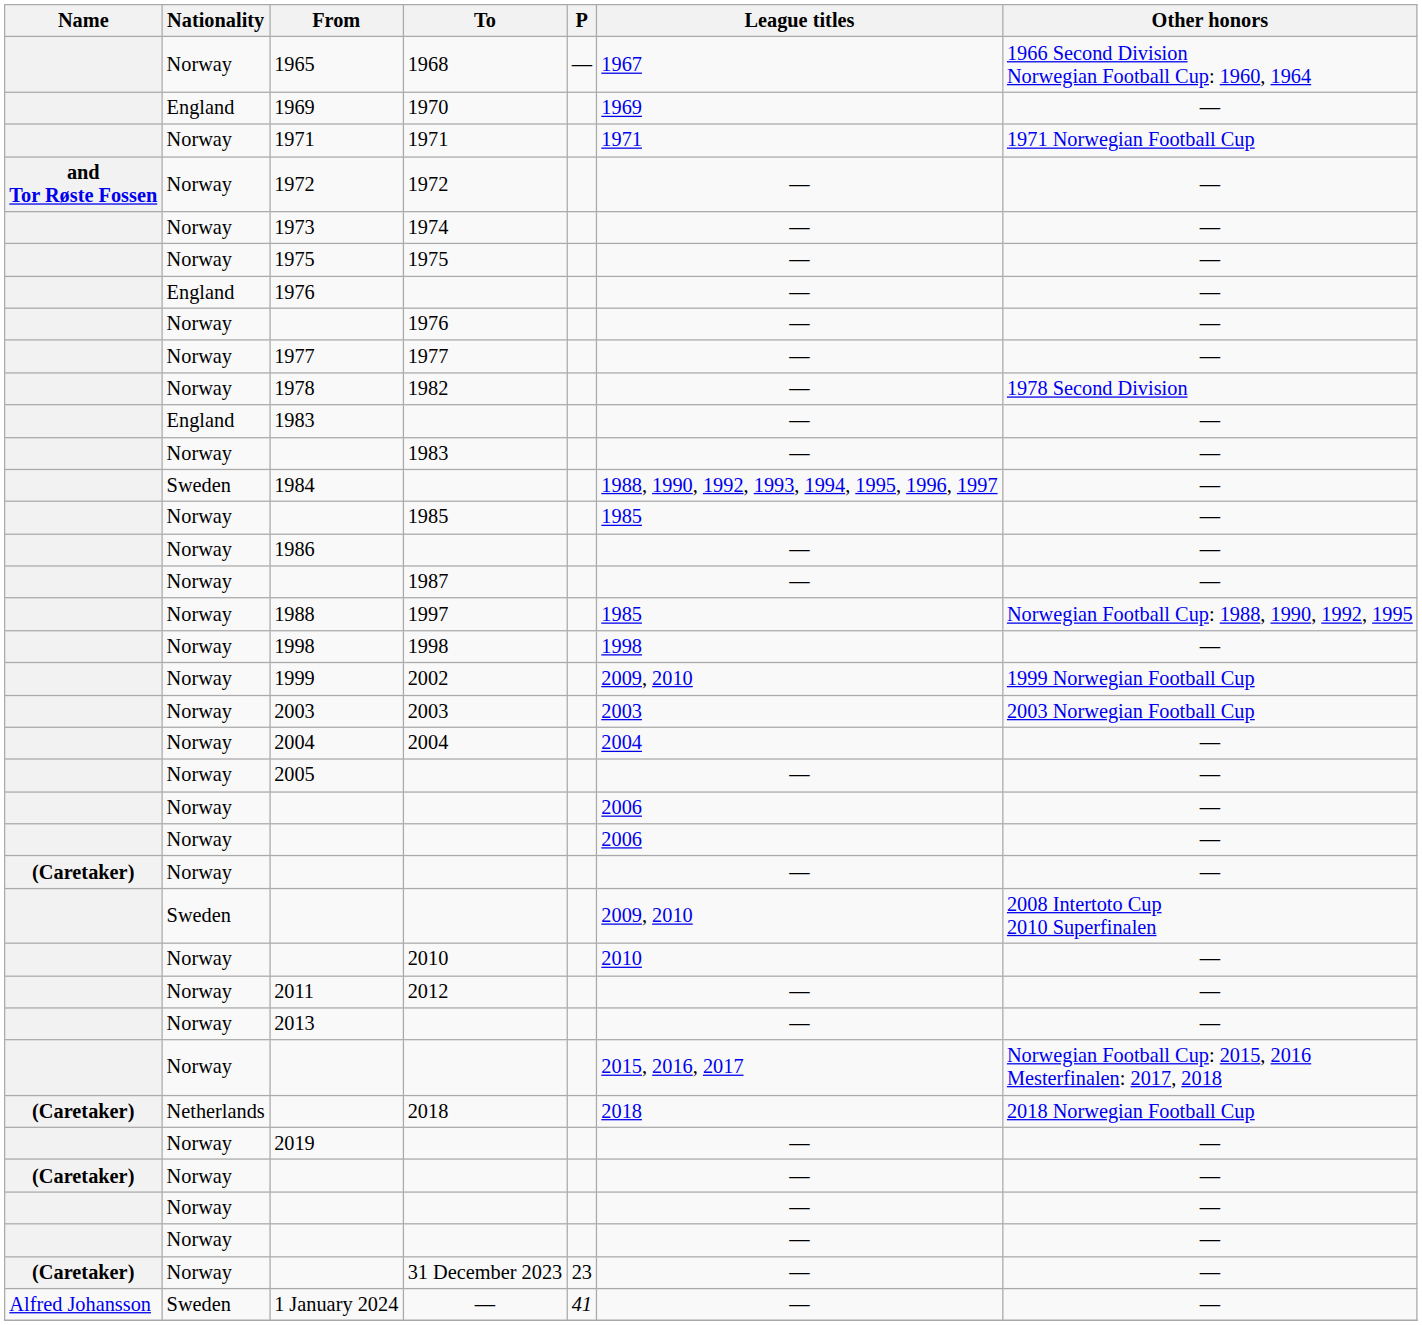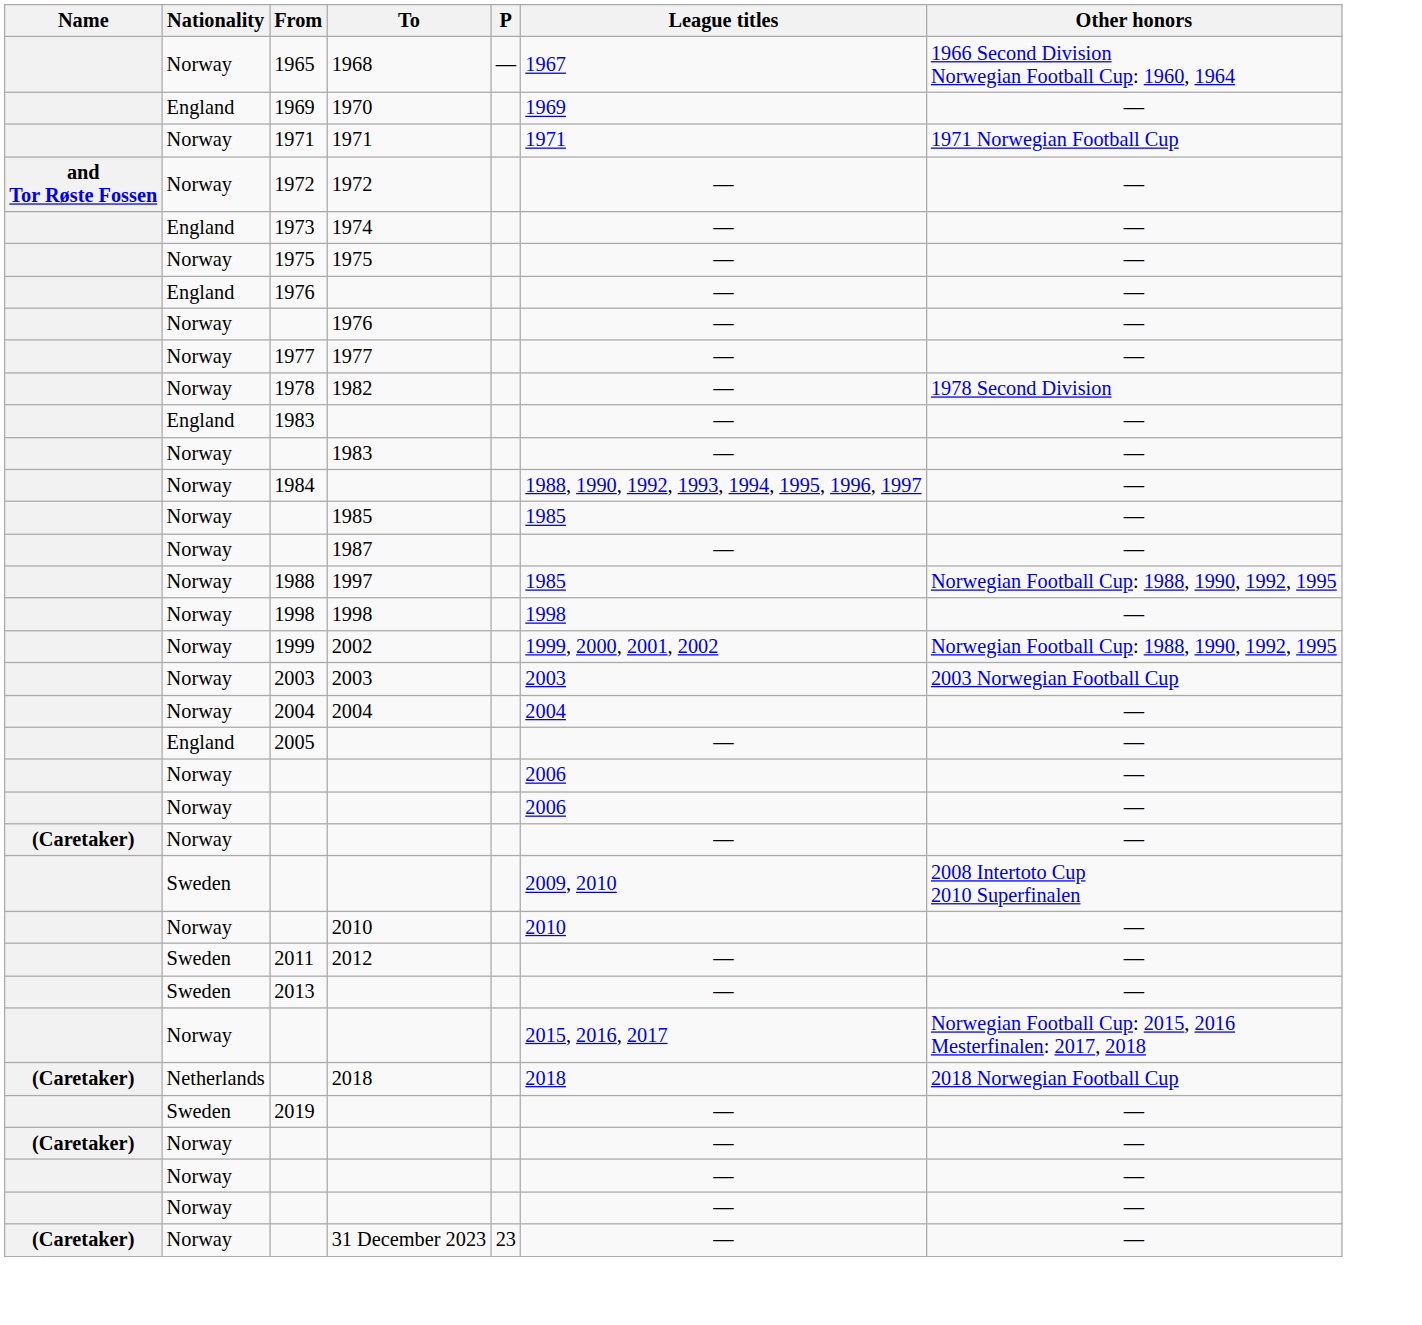(199, 227) Norway -> (200, 227) England
(199, 485) Sweden -> (199, 485) Norway
- row: (294, 549)
(647, 678) 2009, 2010 -> (622, 646) 1999, 2000, 2001, 2002
(1131, 678) 1999 Norwegian Football Cup -> (1134, 646) Norwegian Football Cup: 1988, 1990, 1992, 1995
(199, 775) Norway -> (200, 743) England
(199, 991) Norway -> (199, 959) Sweden
(199, 1023) Norway -> (199, 991) Sweden
(199, 1143) Norway -> (199, 1111) Sweden
- row: (336, 1304)
